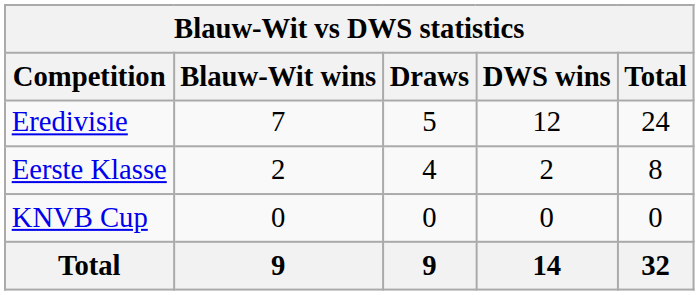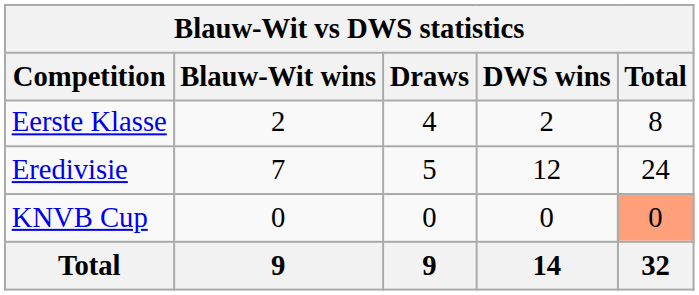rows swapped: (70, 123) <-> (89, 170)
(655, 217) no background -> (655, 217) lightsalmon background
